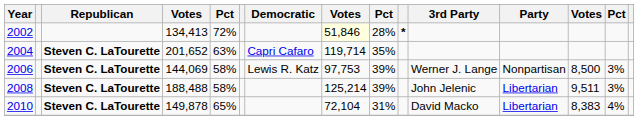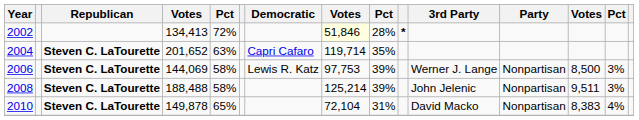(530, 88) Libertarian -> (534, 88) Nonpartisan
(530, 106) Libertarian -> (534, 106) Nonpartisan
